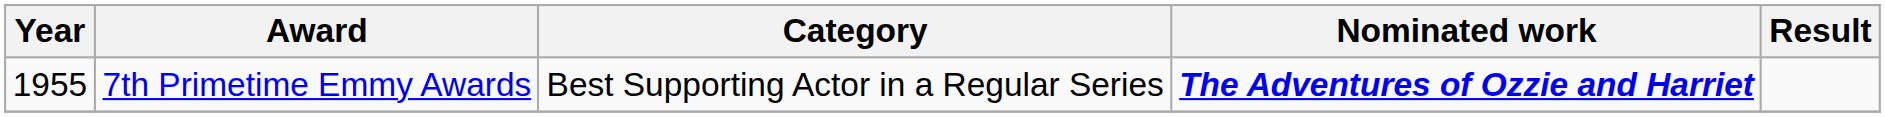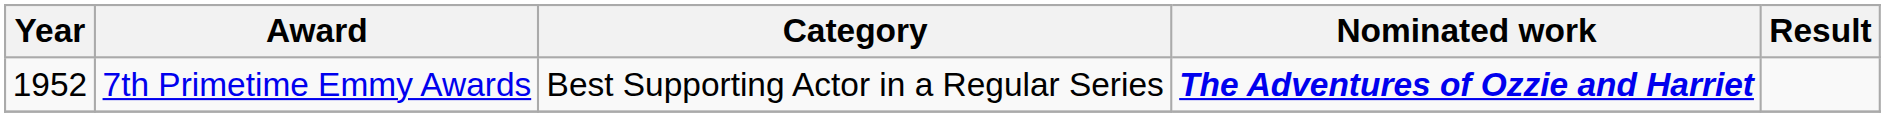(50, 84) 1955 -> (50, 84) 1952
